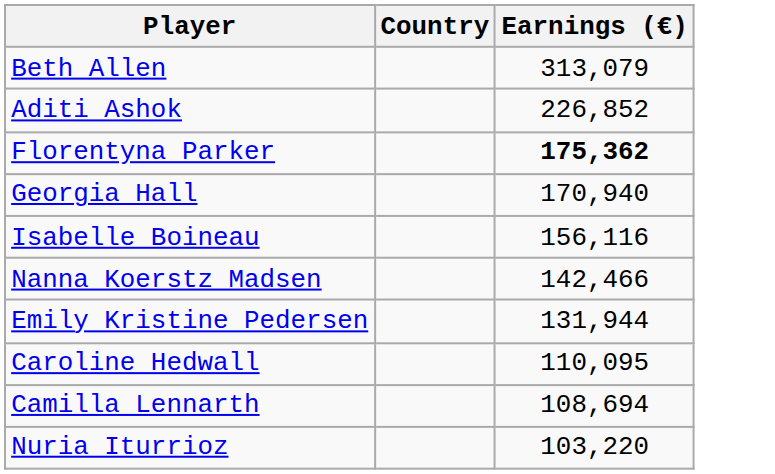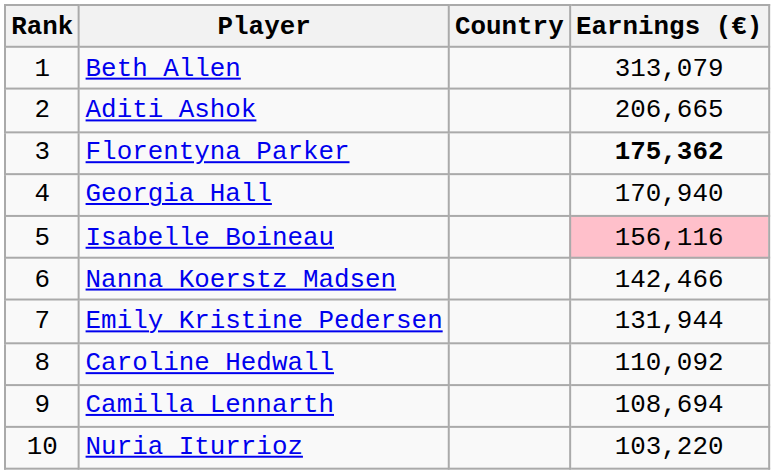+ column: (42, 26)
(595, 110) 226,852 -> (669, 110) 206,665
(595, 237) no background -> (669, 237) pink background
(595, 363) 110,095 -> (669, 363) 110,092
